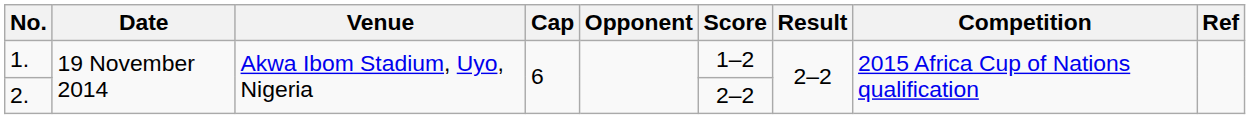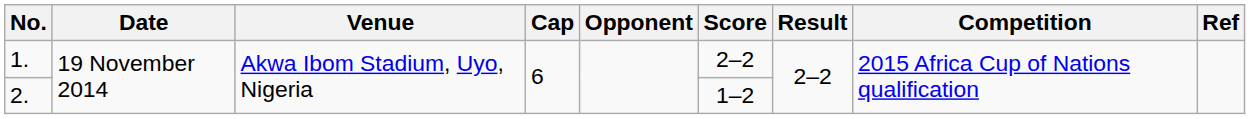(735, 58) 1–2 -> (735, 58) 2–2
(735, 95) 2–2 -> (735, 95) 1–2
